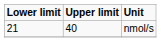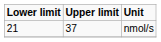(71, 28) 40 -> (71, 28) 37
